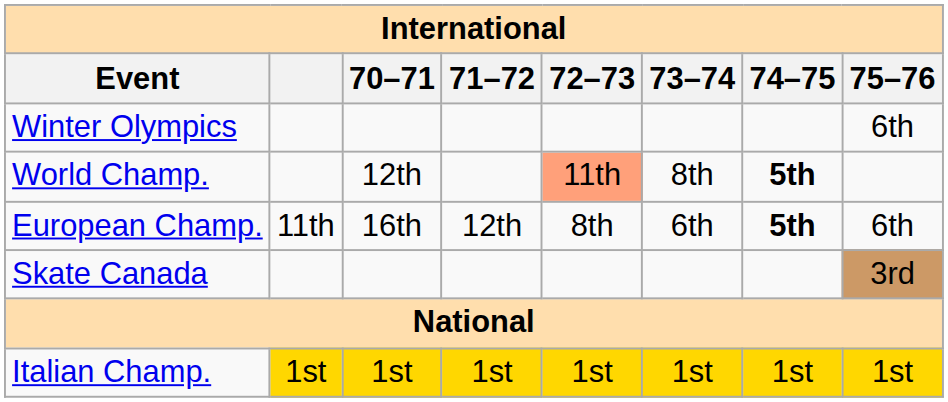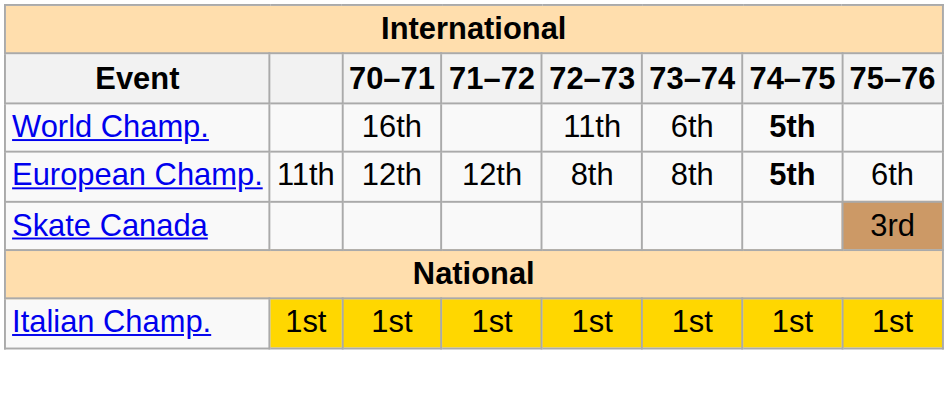- row: (124, 126)
(392, 175) 12th -> (392, 126) 16th
(592, 175) lightsalmon background -> (592, 126) no background
(692, 175) 8th -> (692, 126) 6th
(392, 224) 16th -> (392, 175) 12th
(692, 224) 6th -> (692, 175) 8th
